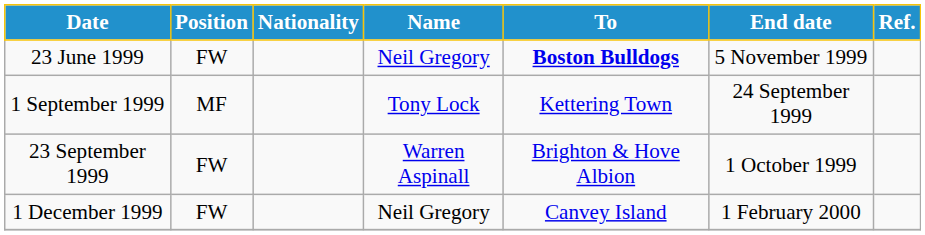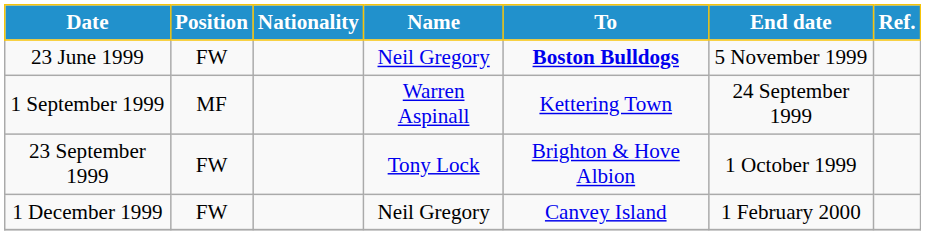(434, 104) Tony Lock -> (434, 104) Warren Aspinall
(434, 164) Warren Aspinall -> (434, 164) Tony Lock
